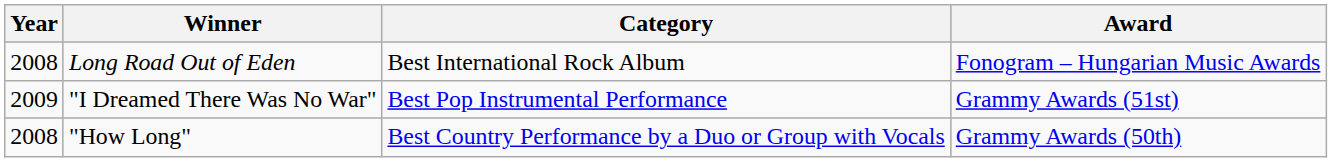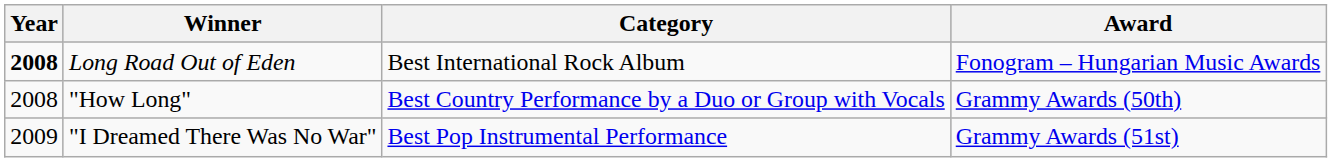(34, 61) normal -> (34, 61) bold
rows swapped: (130, 136) <-> (223, 99)
